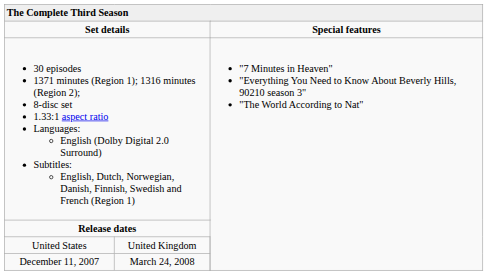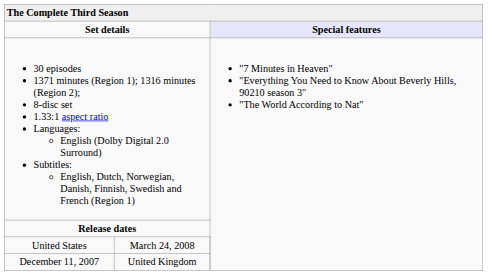(346, 29) no background -> (346, 29) lavender background
(162, 245) United Kingdom -> (162, 245) March 24, 2008
(162, 262) March 24, 2008 -> (162, 262) United Kingdom
